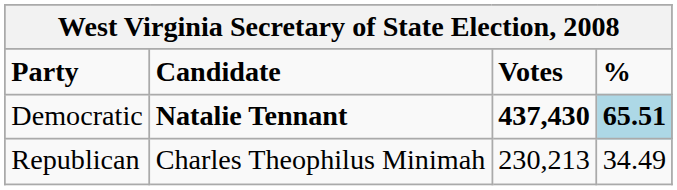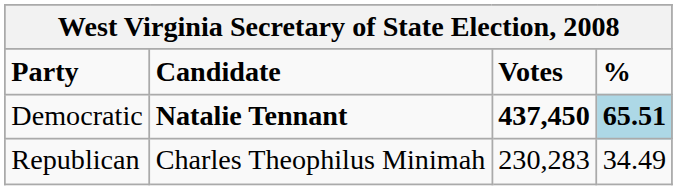(544, 116) 437,430 -> (544, 116) 437,450
(544, 160) 230,213 -> (544, 160) 230,283
